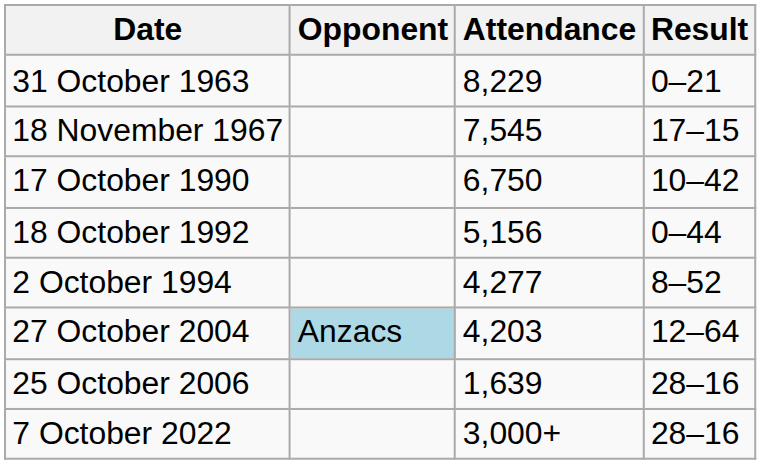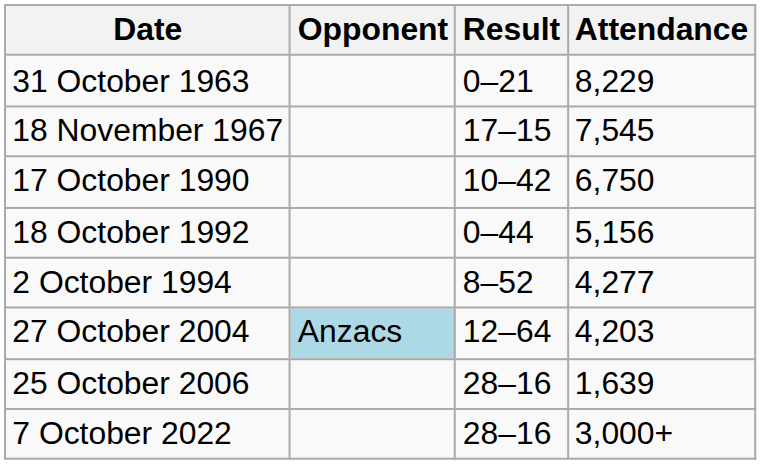columns swapped: (700, 29) <-> (550, 29)
